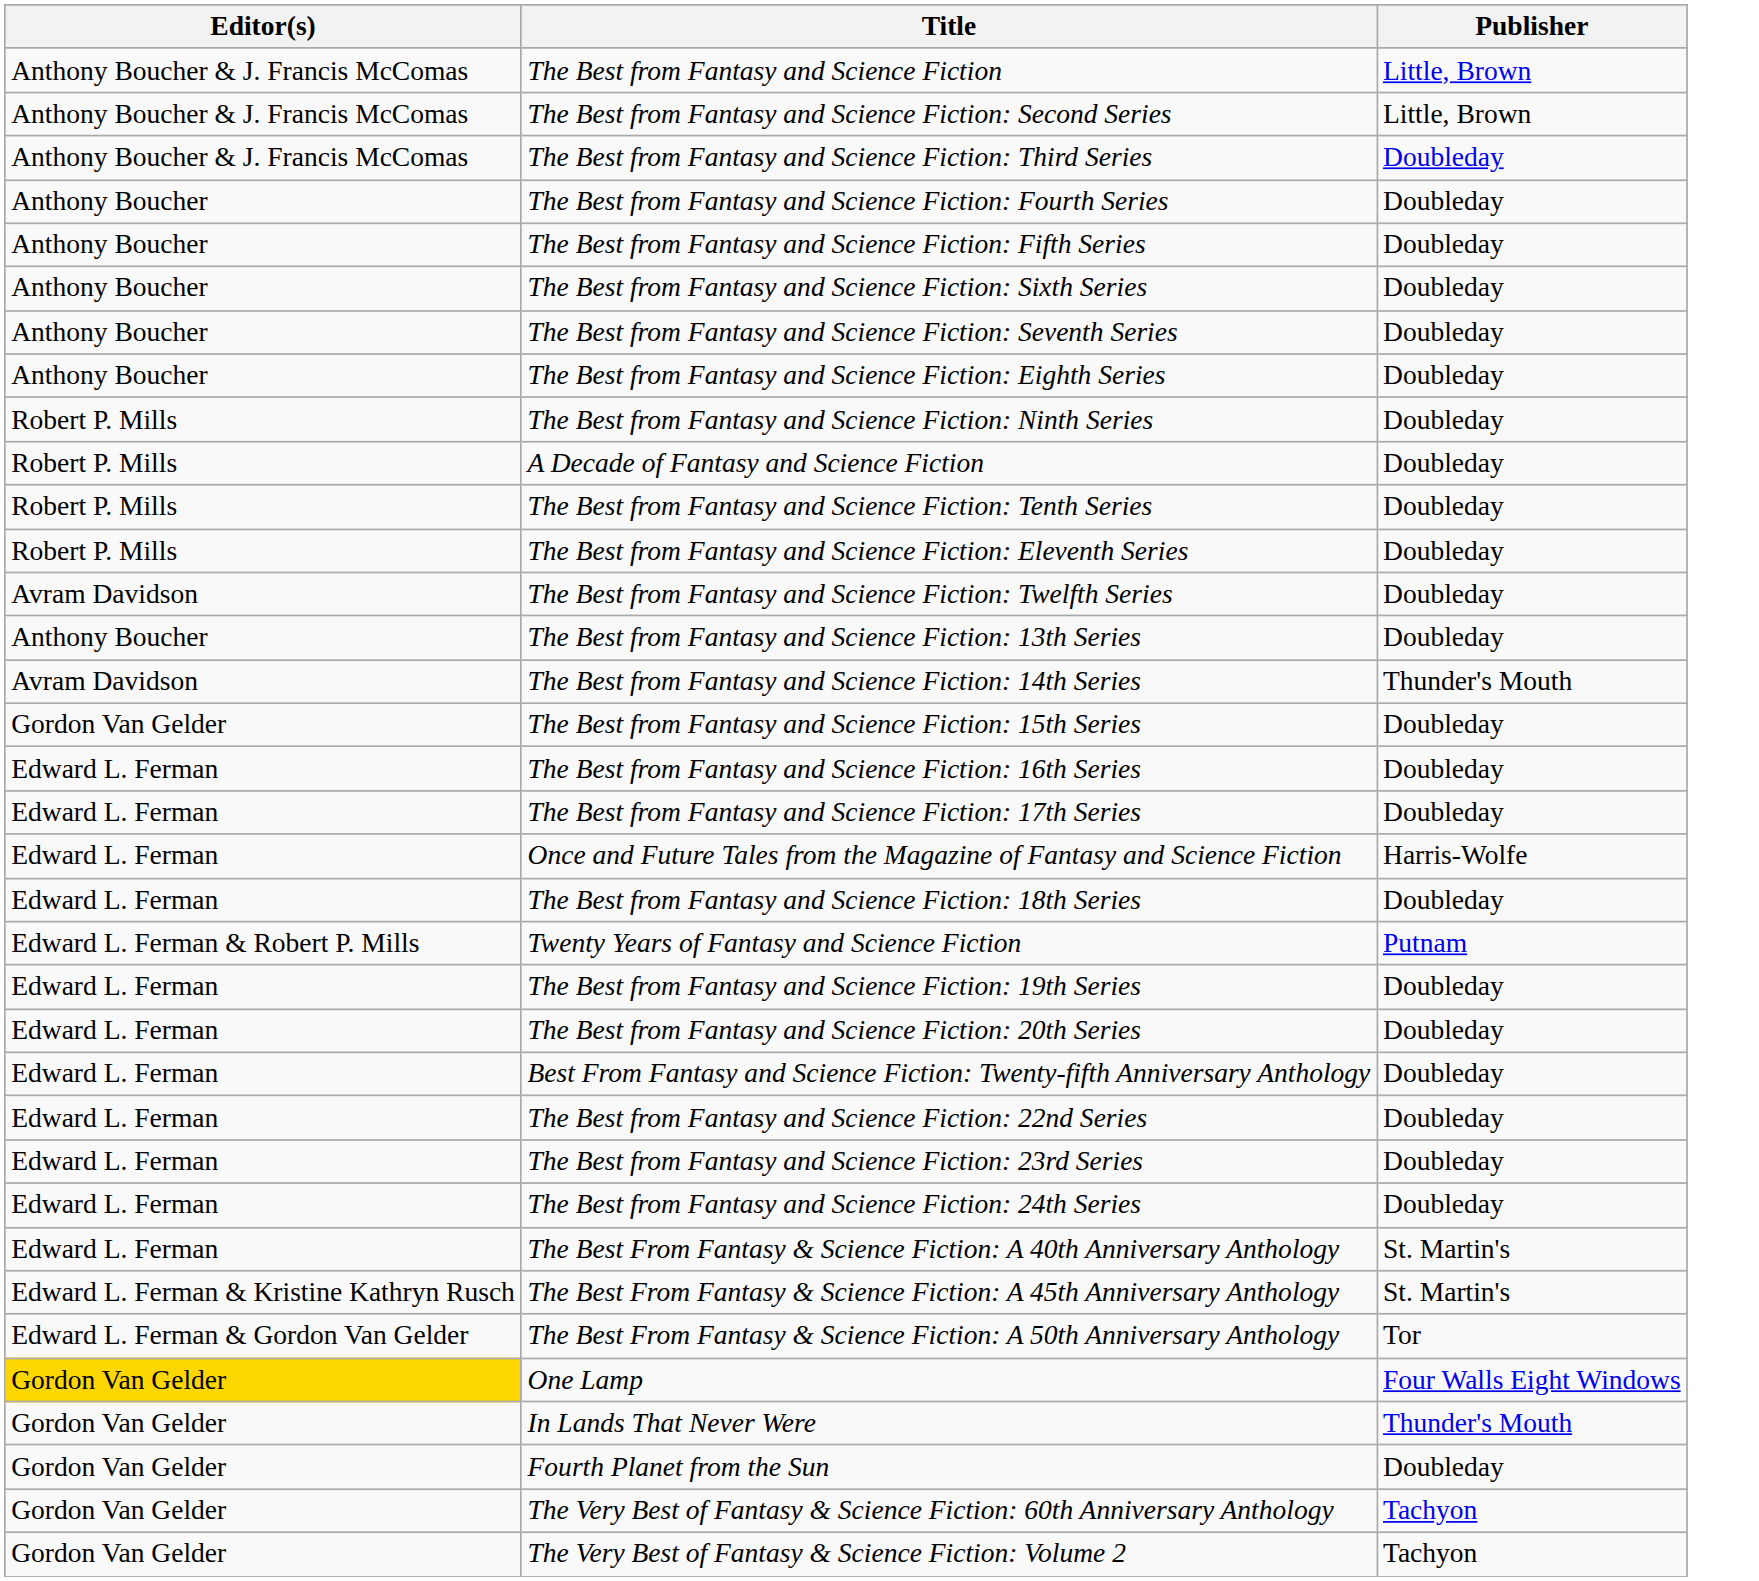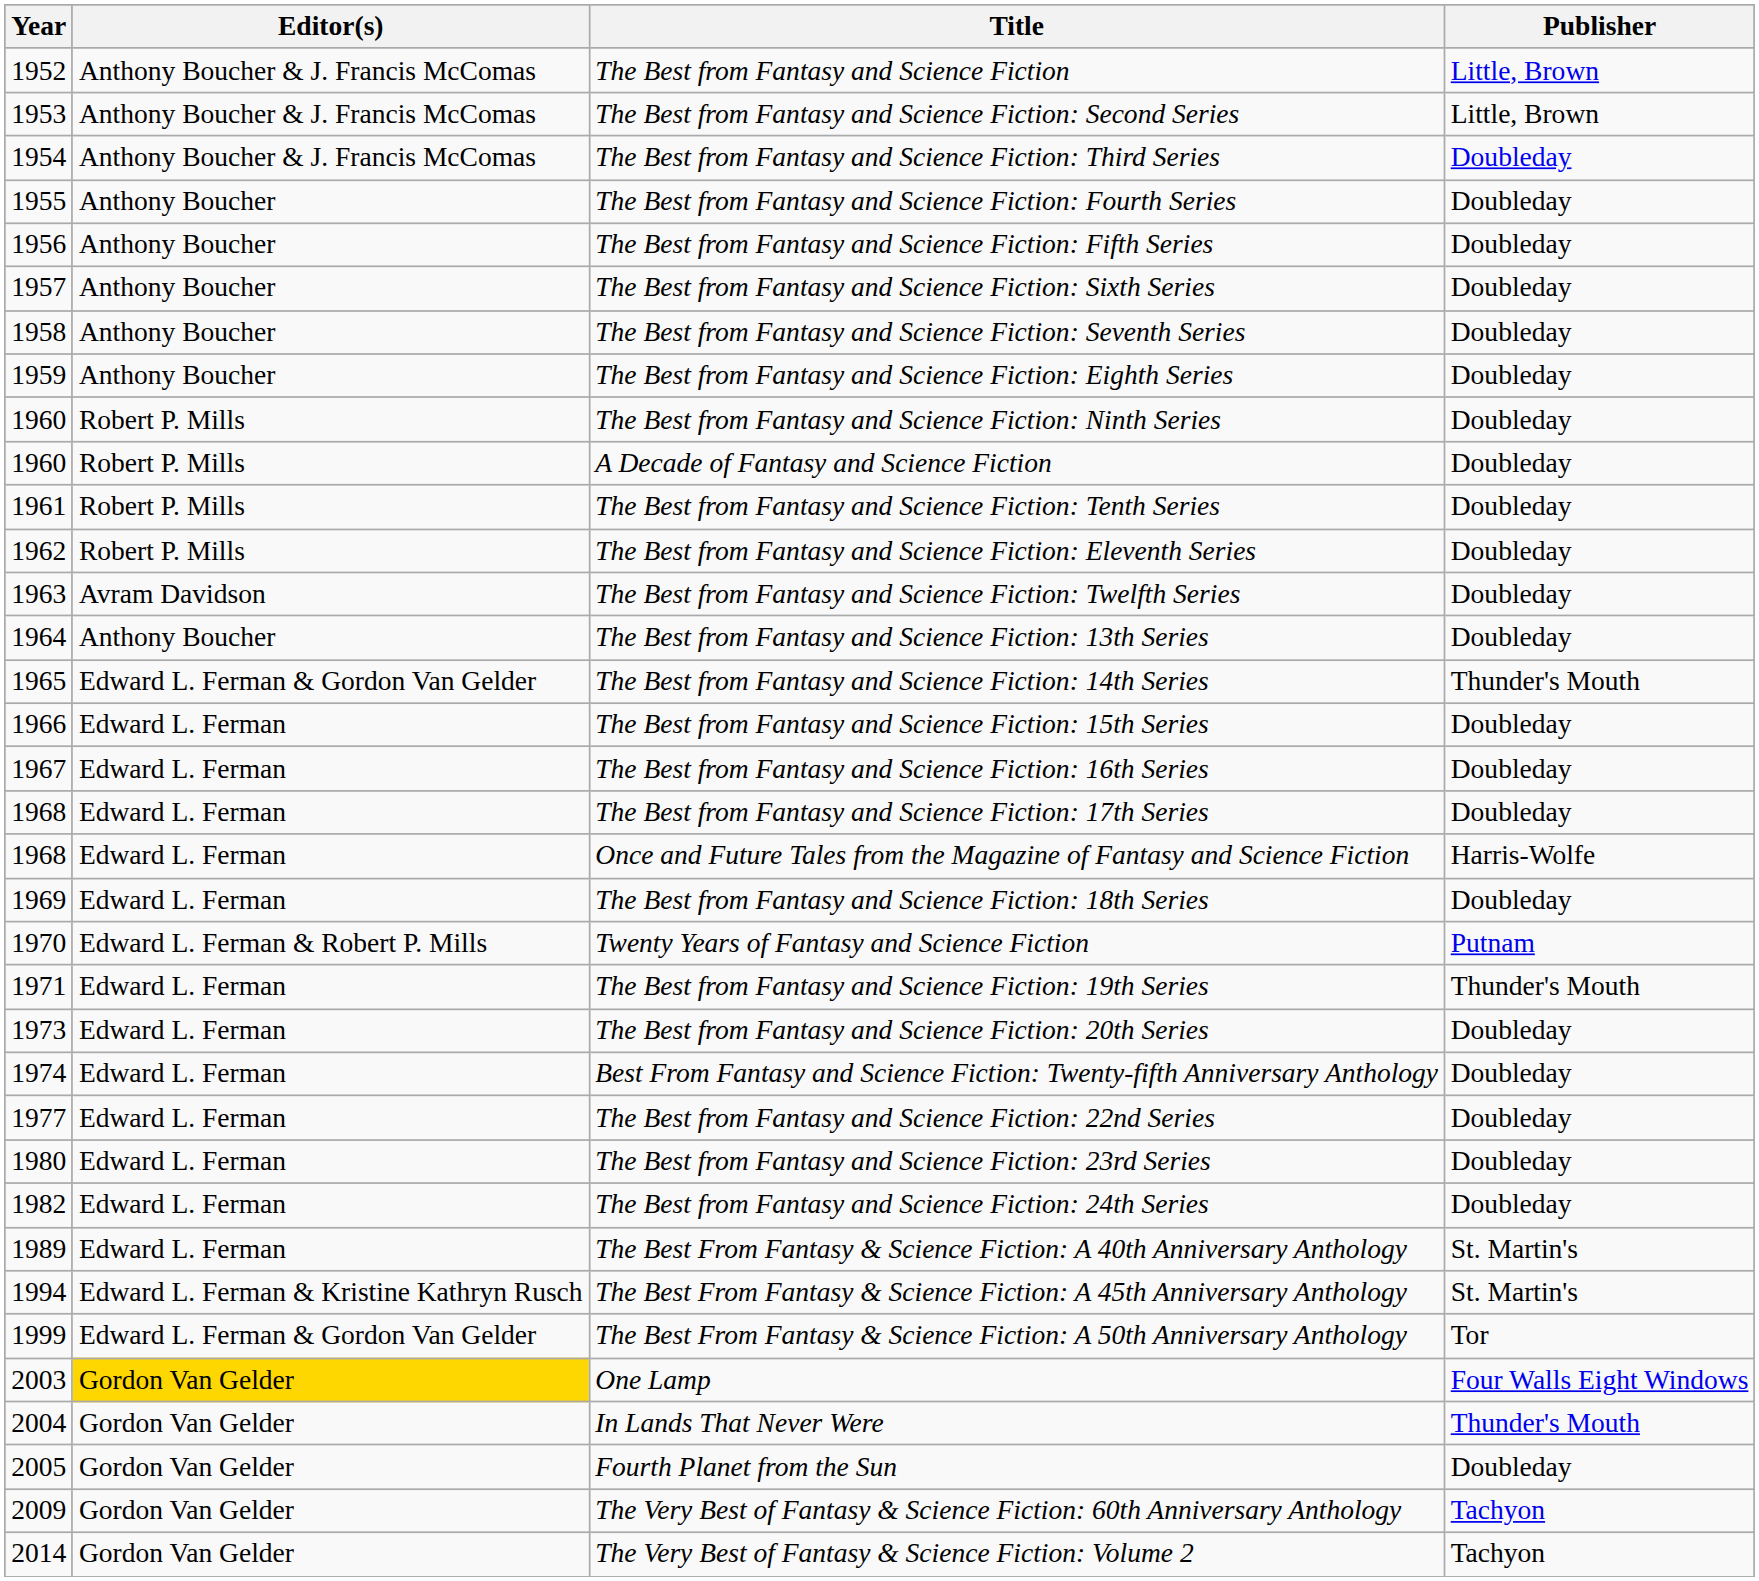+ column: (39, 26)
(105, 680) Avram Davidson -> (308, 680) Edward L. Ferman & Gordon Van Gelder
(119, 724) Gordon Van Gelder -> (182, 724) Edward L. Ferman
(1443, 986) Doubleday -> (1545, 986) Thunder's Mouth
